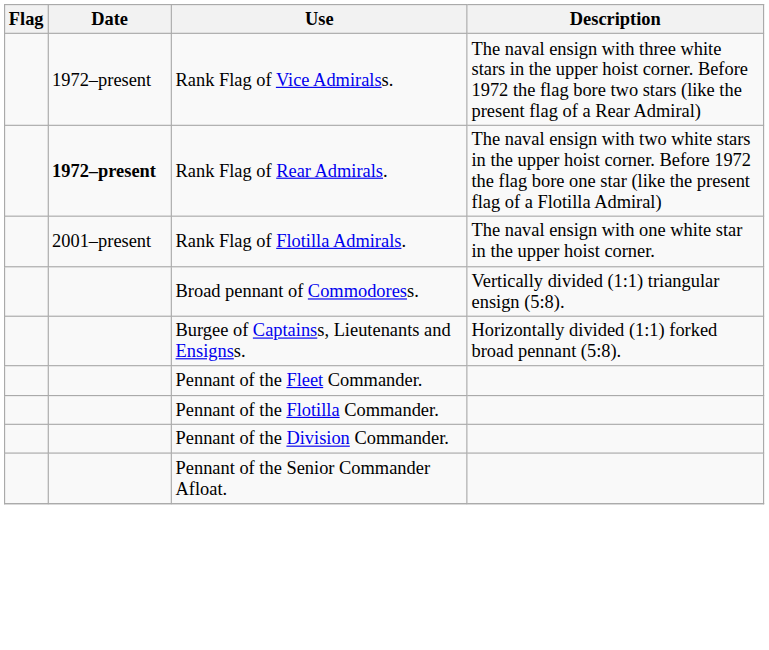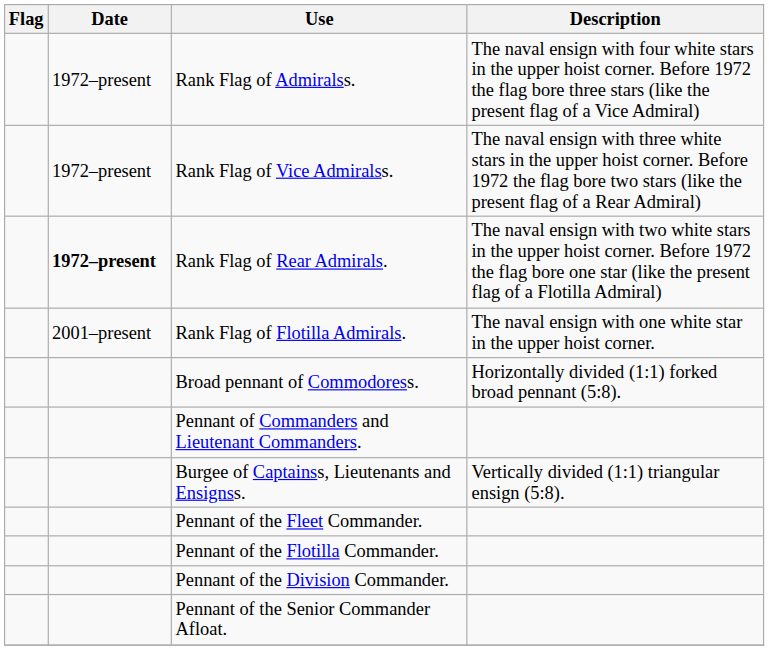+ row: (265, 79)
(595, 291) Vertically divided (1:1) triangular ensign (5:8). -> (594, 382) Horizontally divided (1:1) forked broad pennant (5:8).
+ row: (282, 432)
(594, 340) Horizontally divided (1:1) forked broad pennant (5:8). -> (595, 482) Vertically divided (1:1) triangular ensign (5:8).
